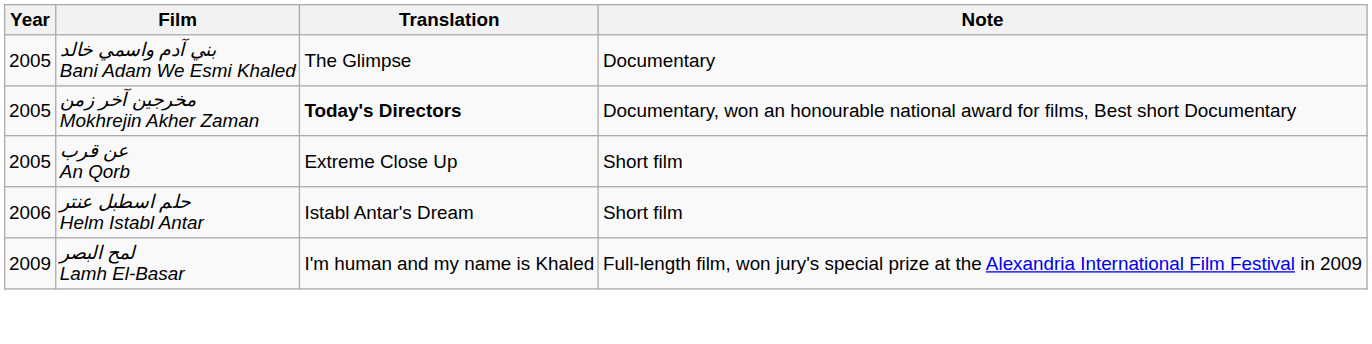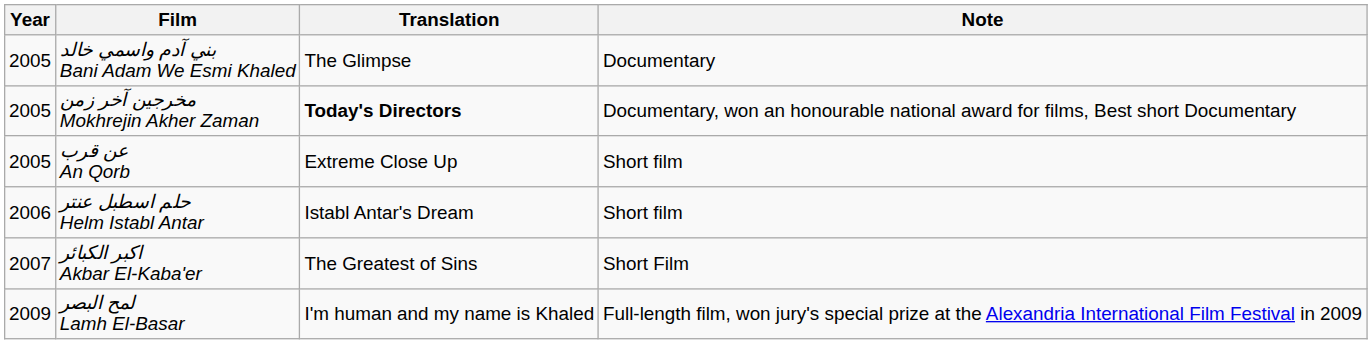+ row: (131, 263)
